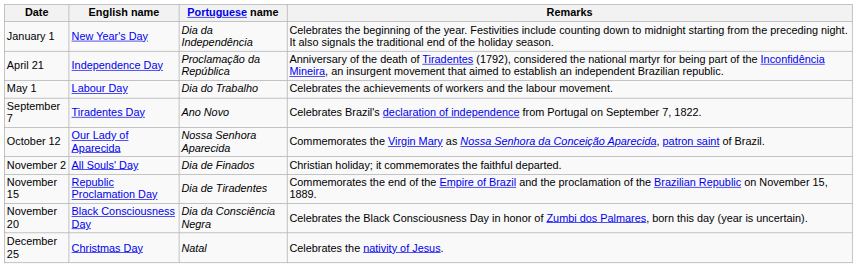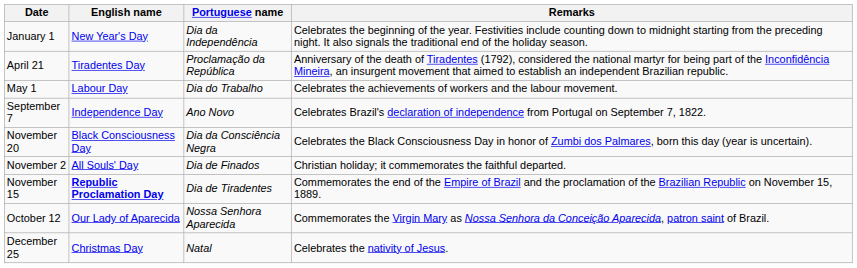(117, 65) Independence Day -> (108, 65) Tiradentes Day
(108, 112) Tiradentes Day -> (117, 112) Independence Day
rows swapped: (34, 142) <-> (32, 218)
(115, 188) normal -> (117, 188) bold
